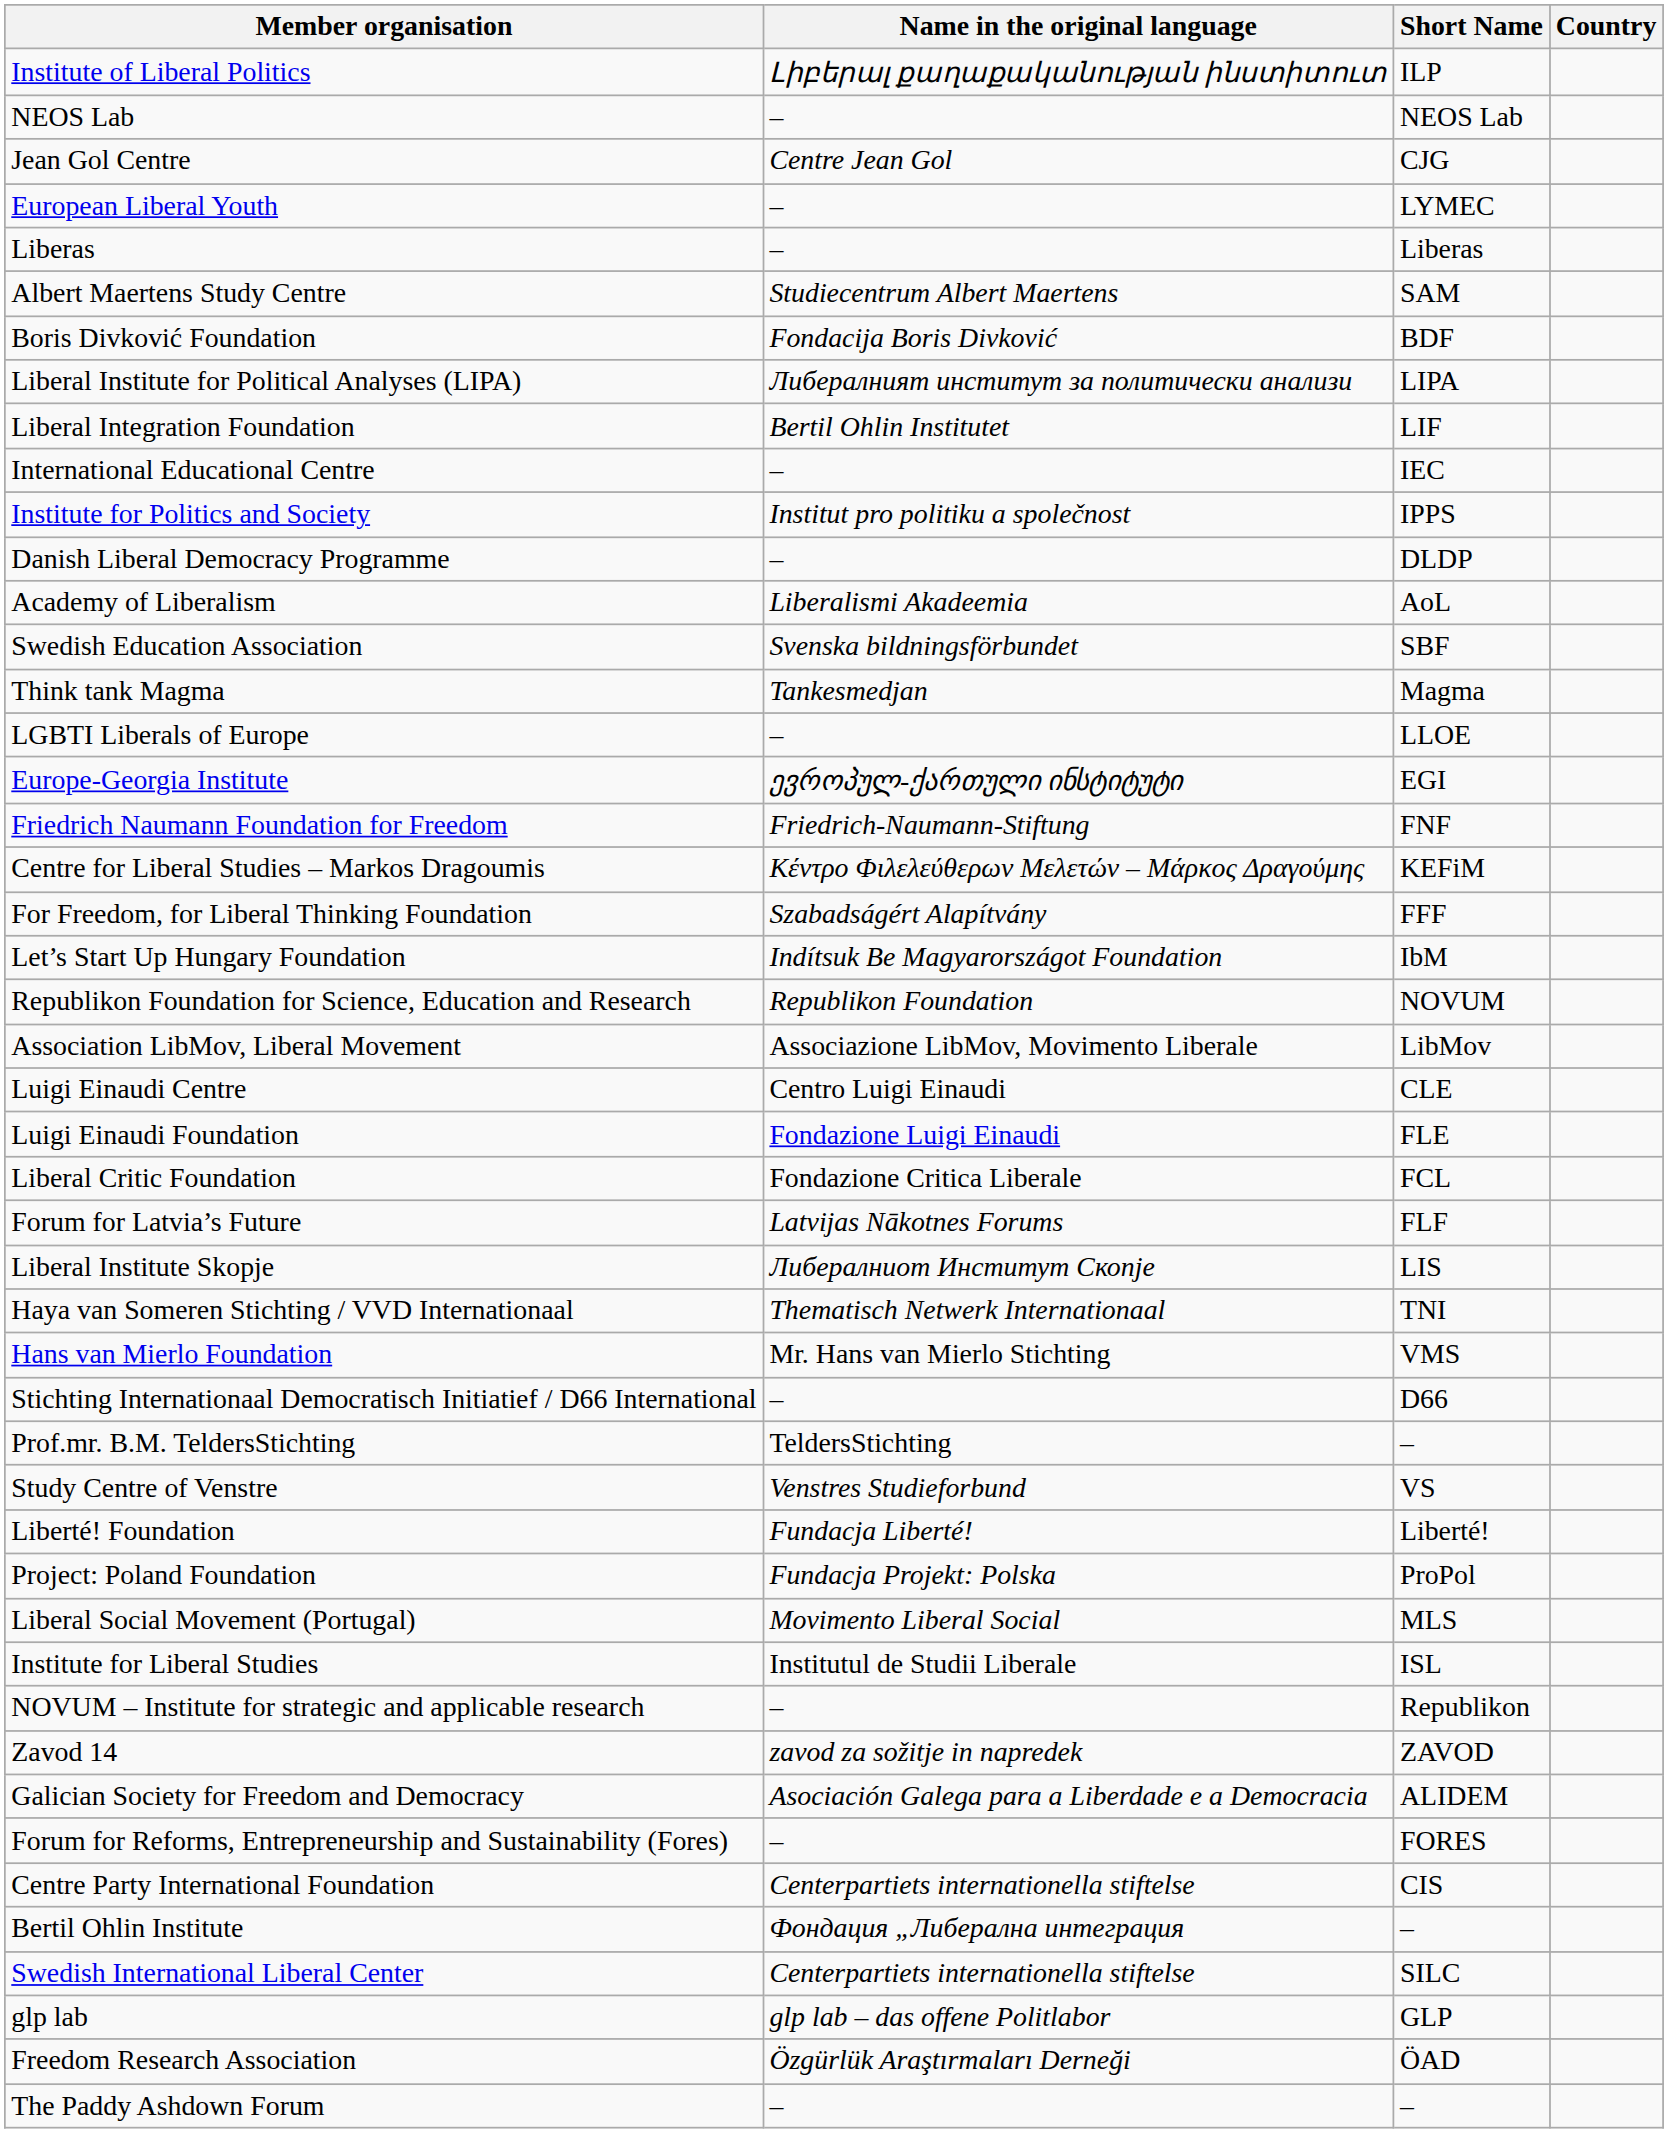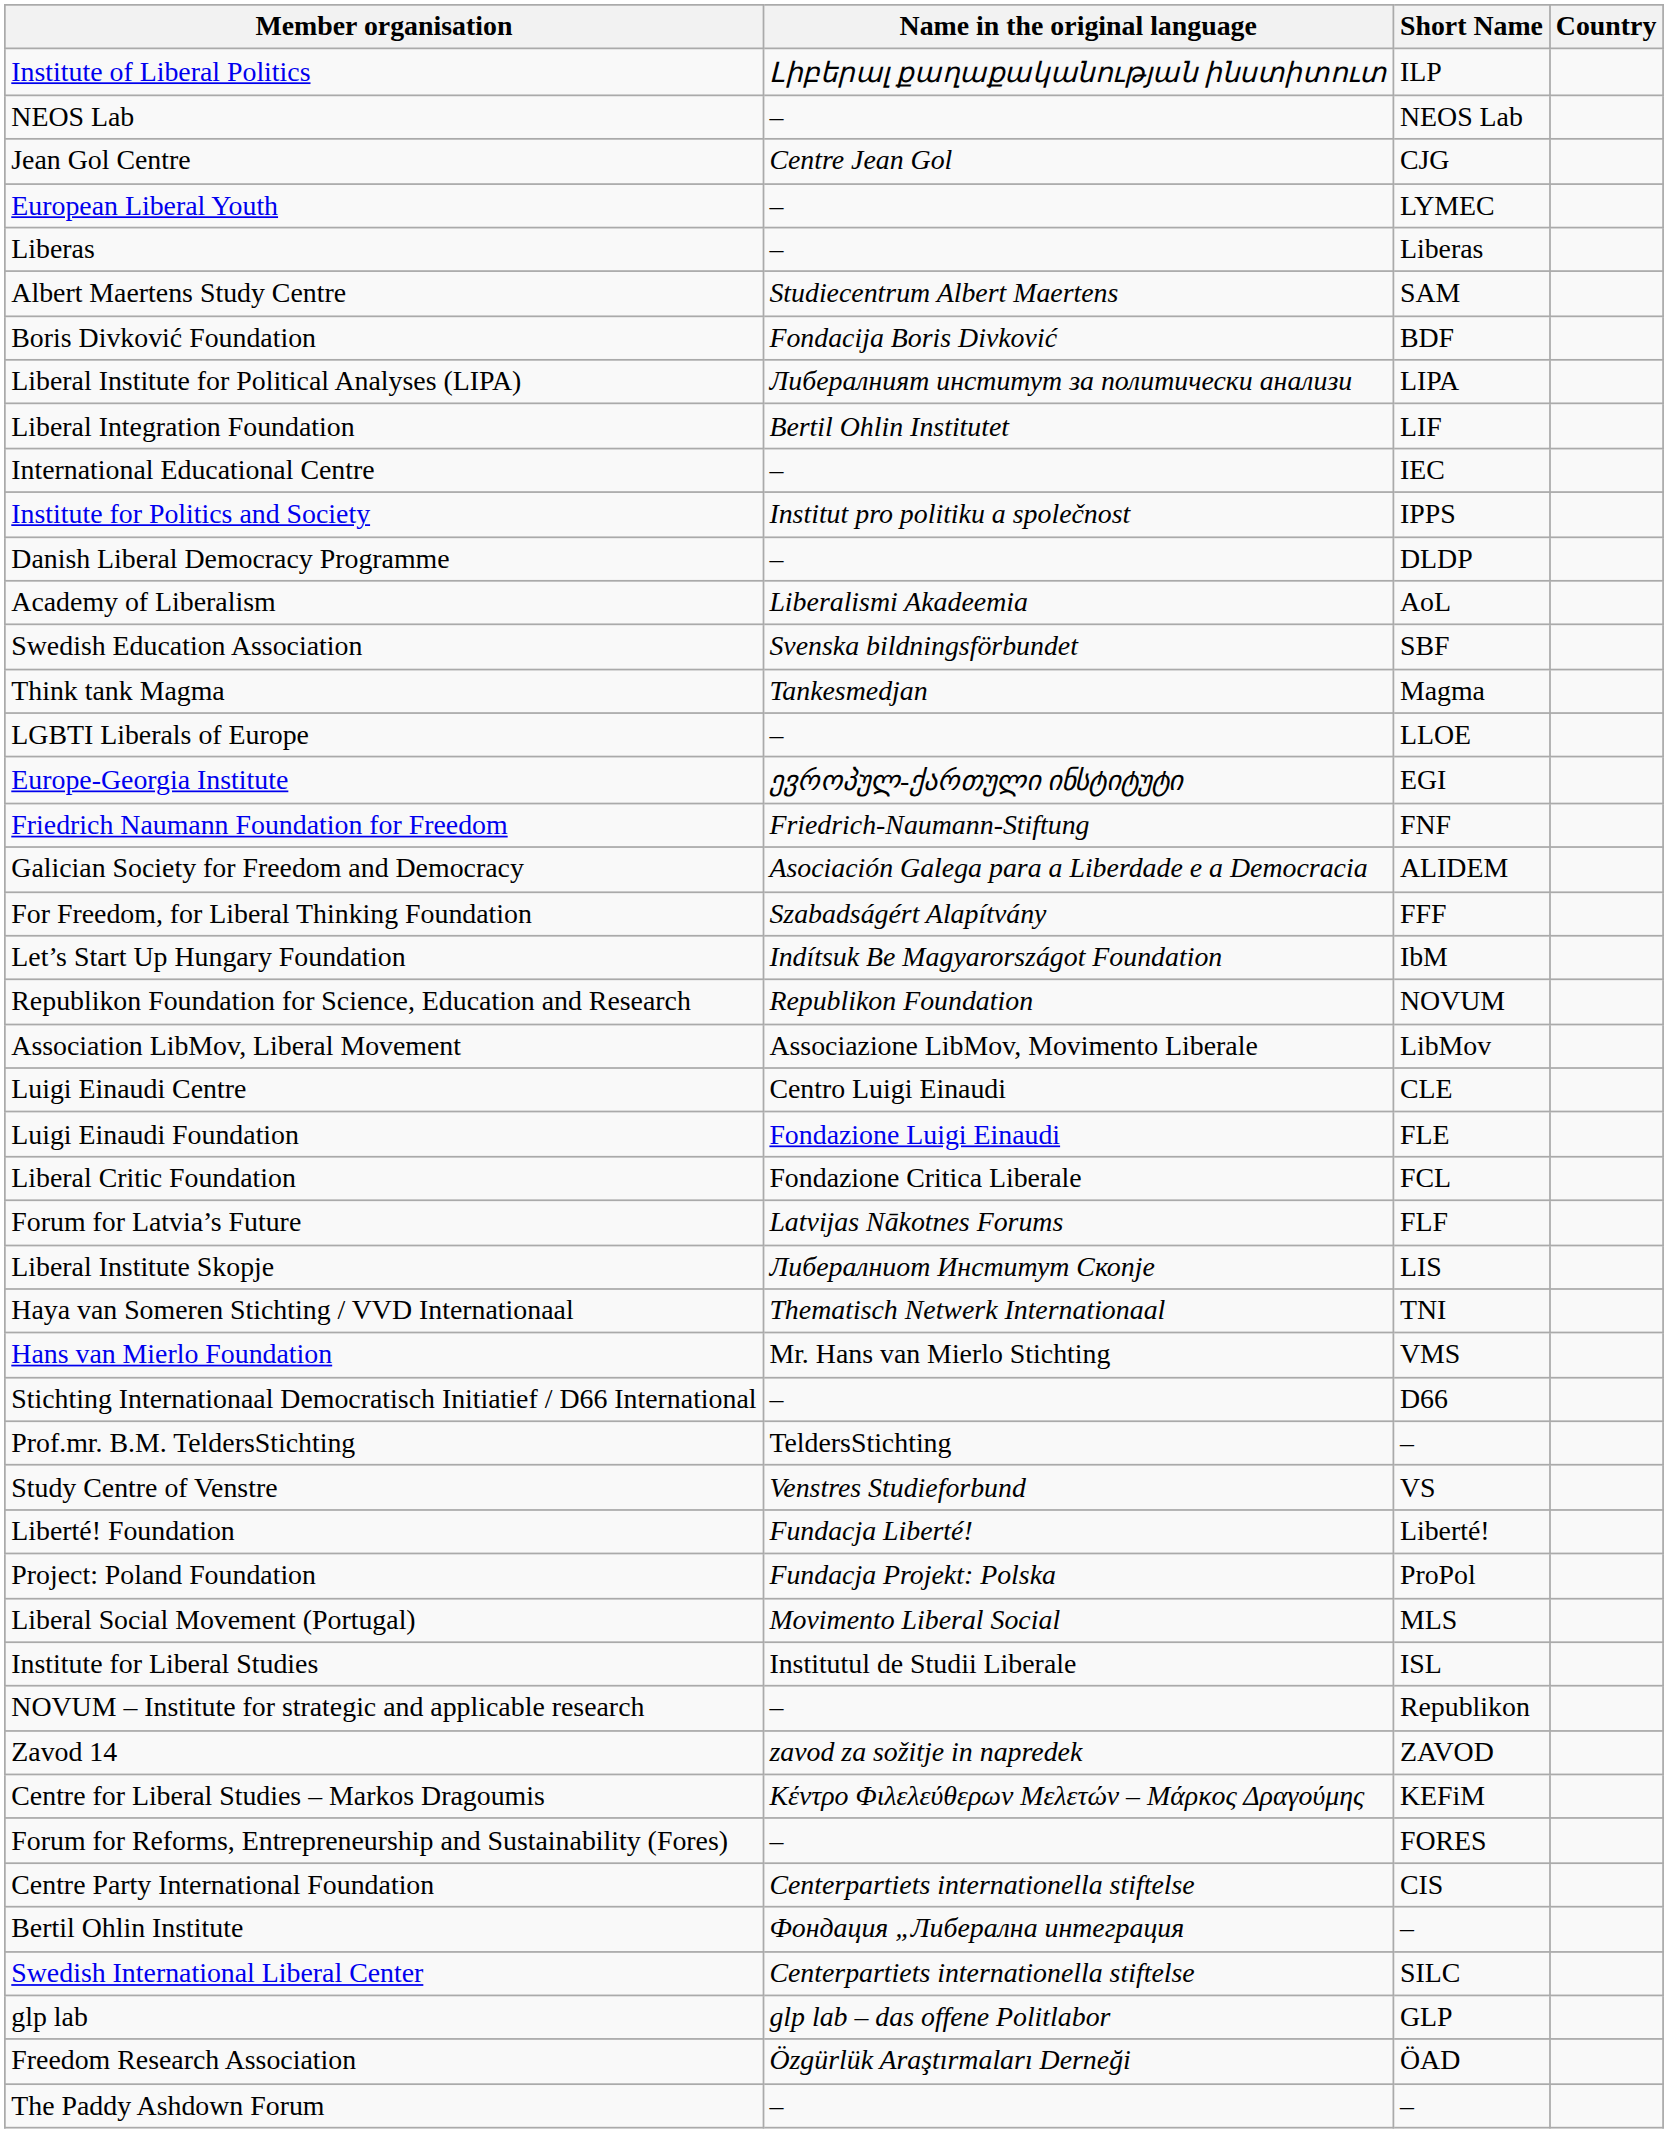rows swapped: (278, 868) <-> (268, 1796)
